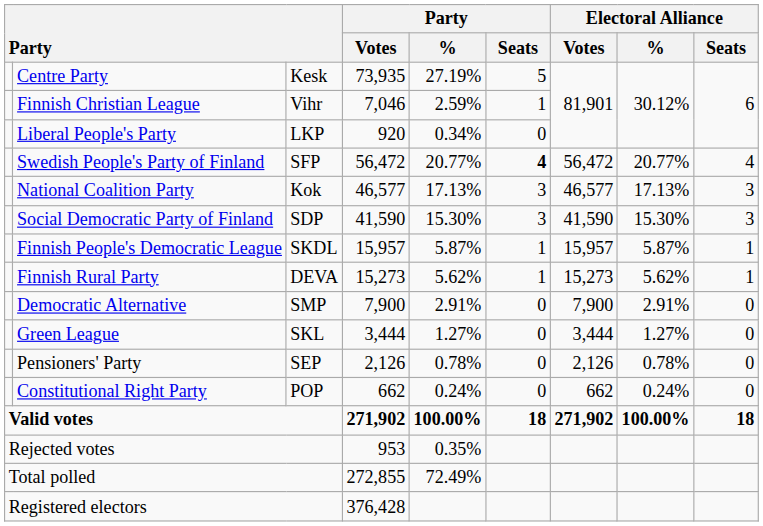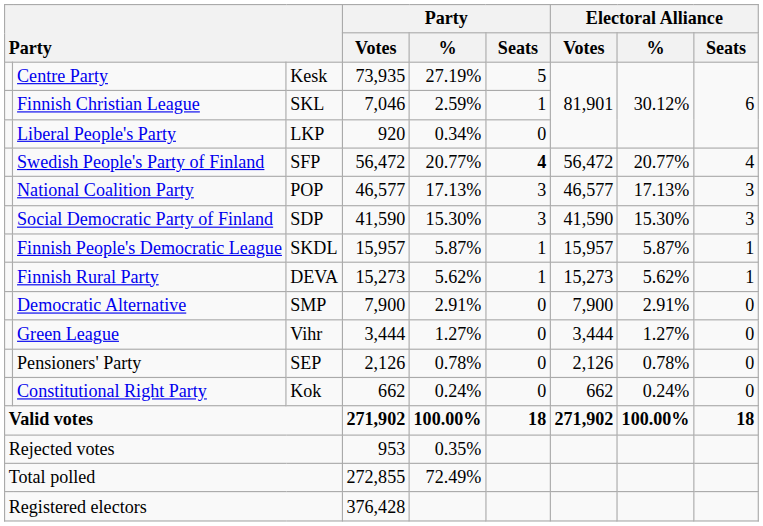(306, 104) Vihr -> (307, 104) SKL
(306, 190) Kok -> (307, 190) POP
(307, 334) SKL -> (306, 334) Vihr
(307, 391) POP -> (306, 391) Kok
